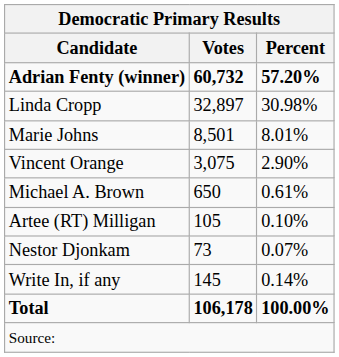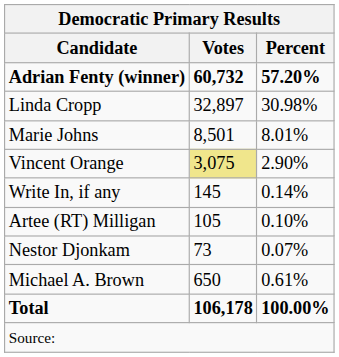(214, 163) no background -> (214, 163) khaki background
rows swapped: (76, 192) <-> (65, 279)
